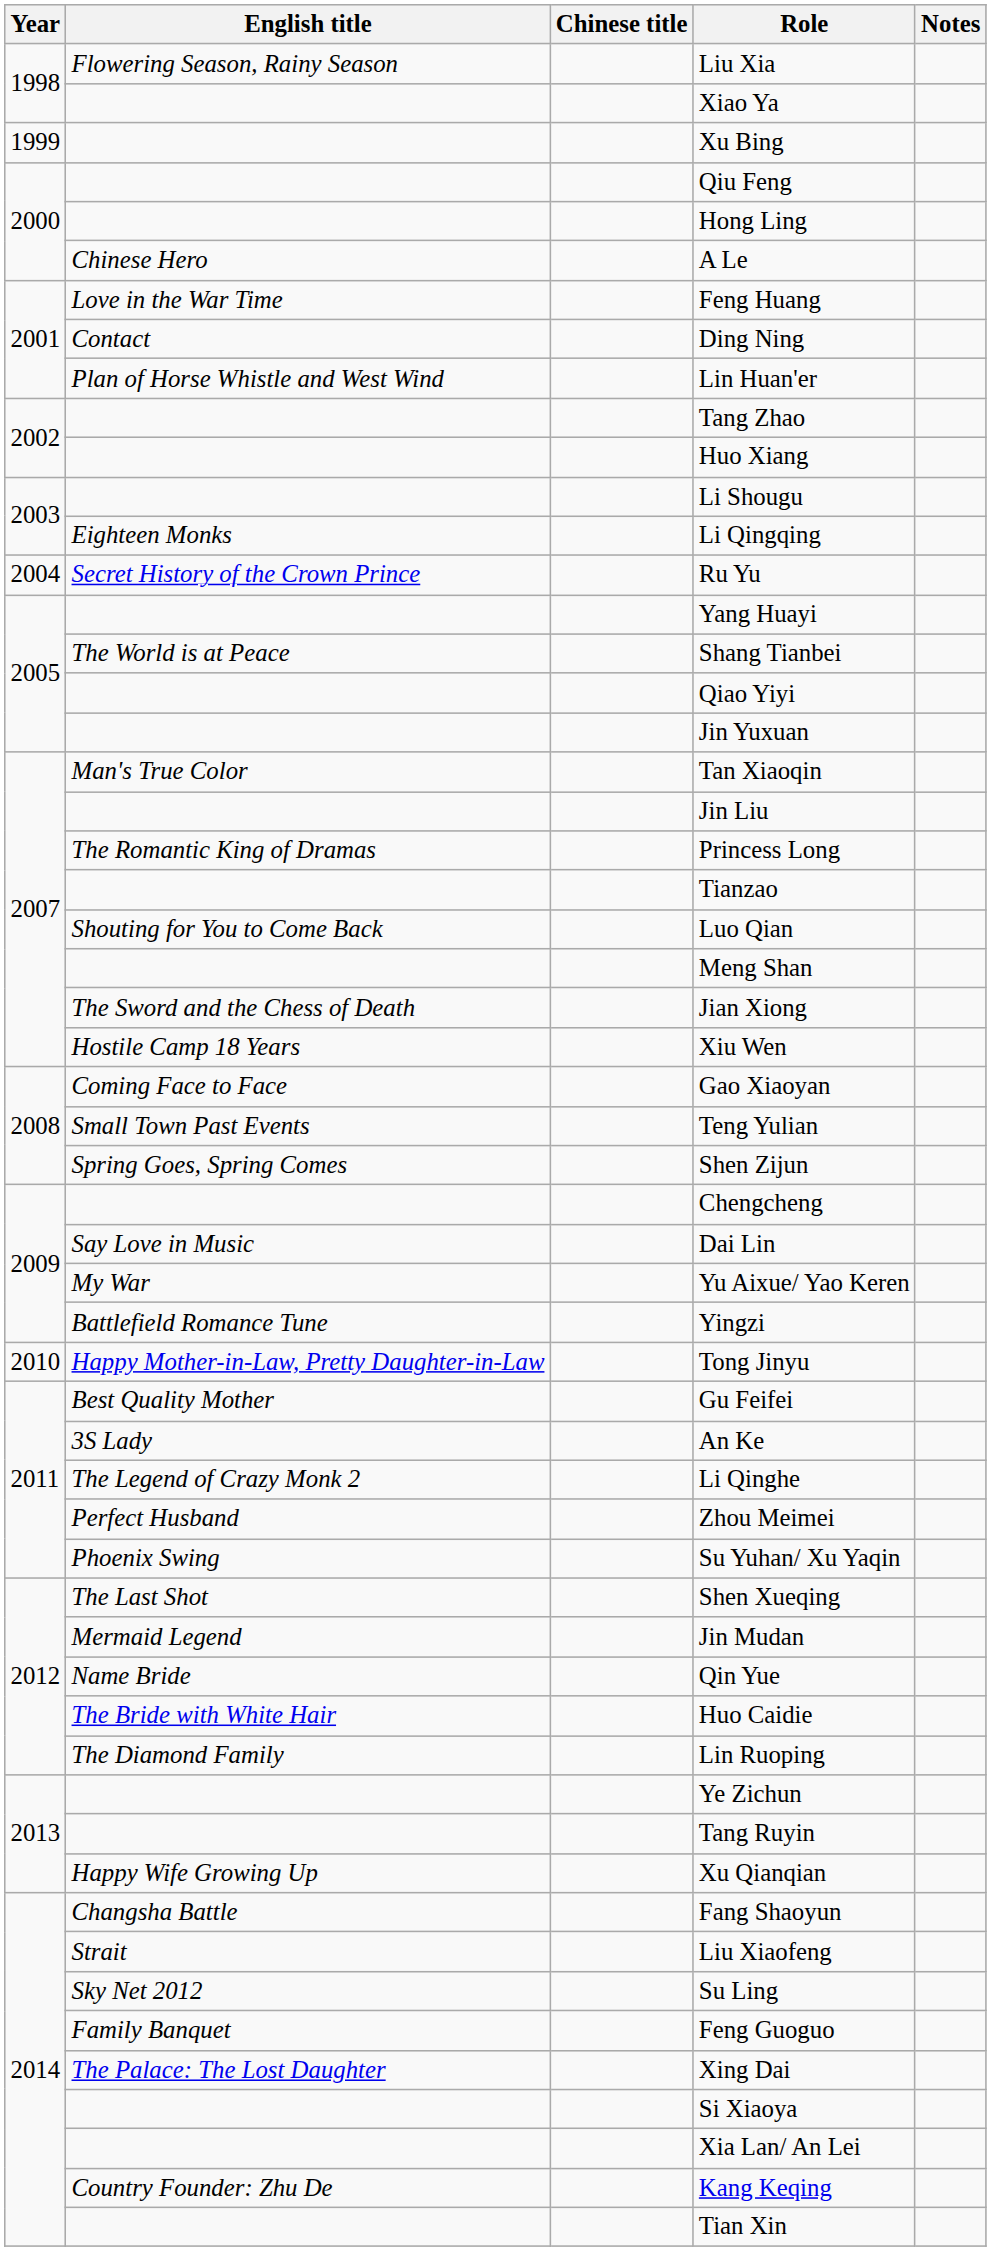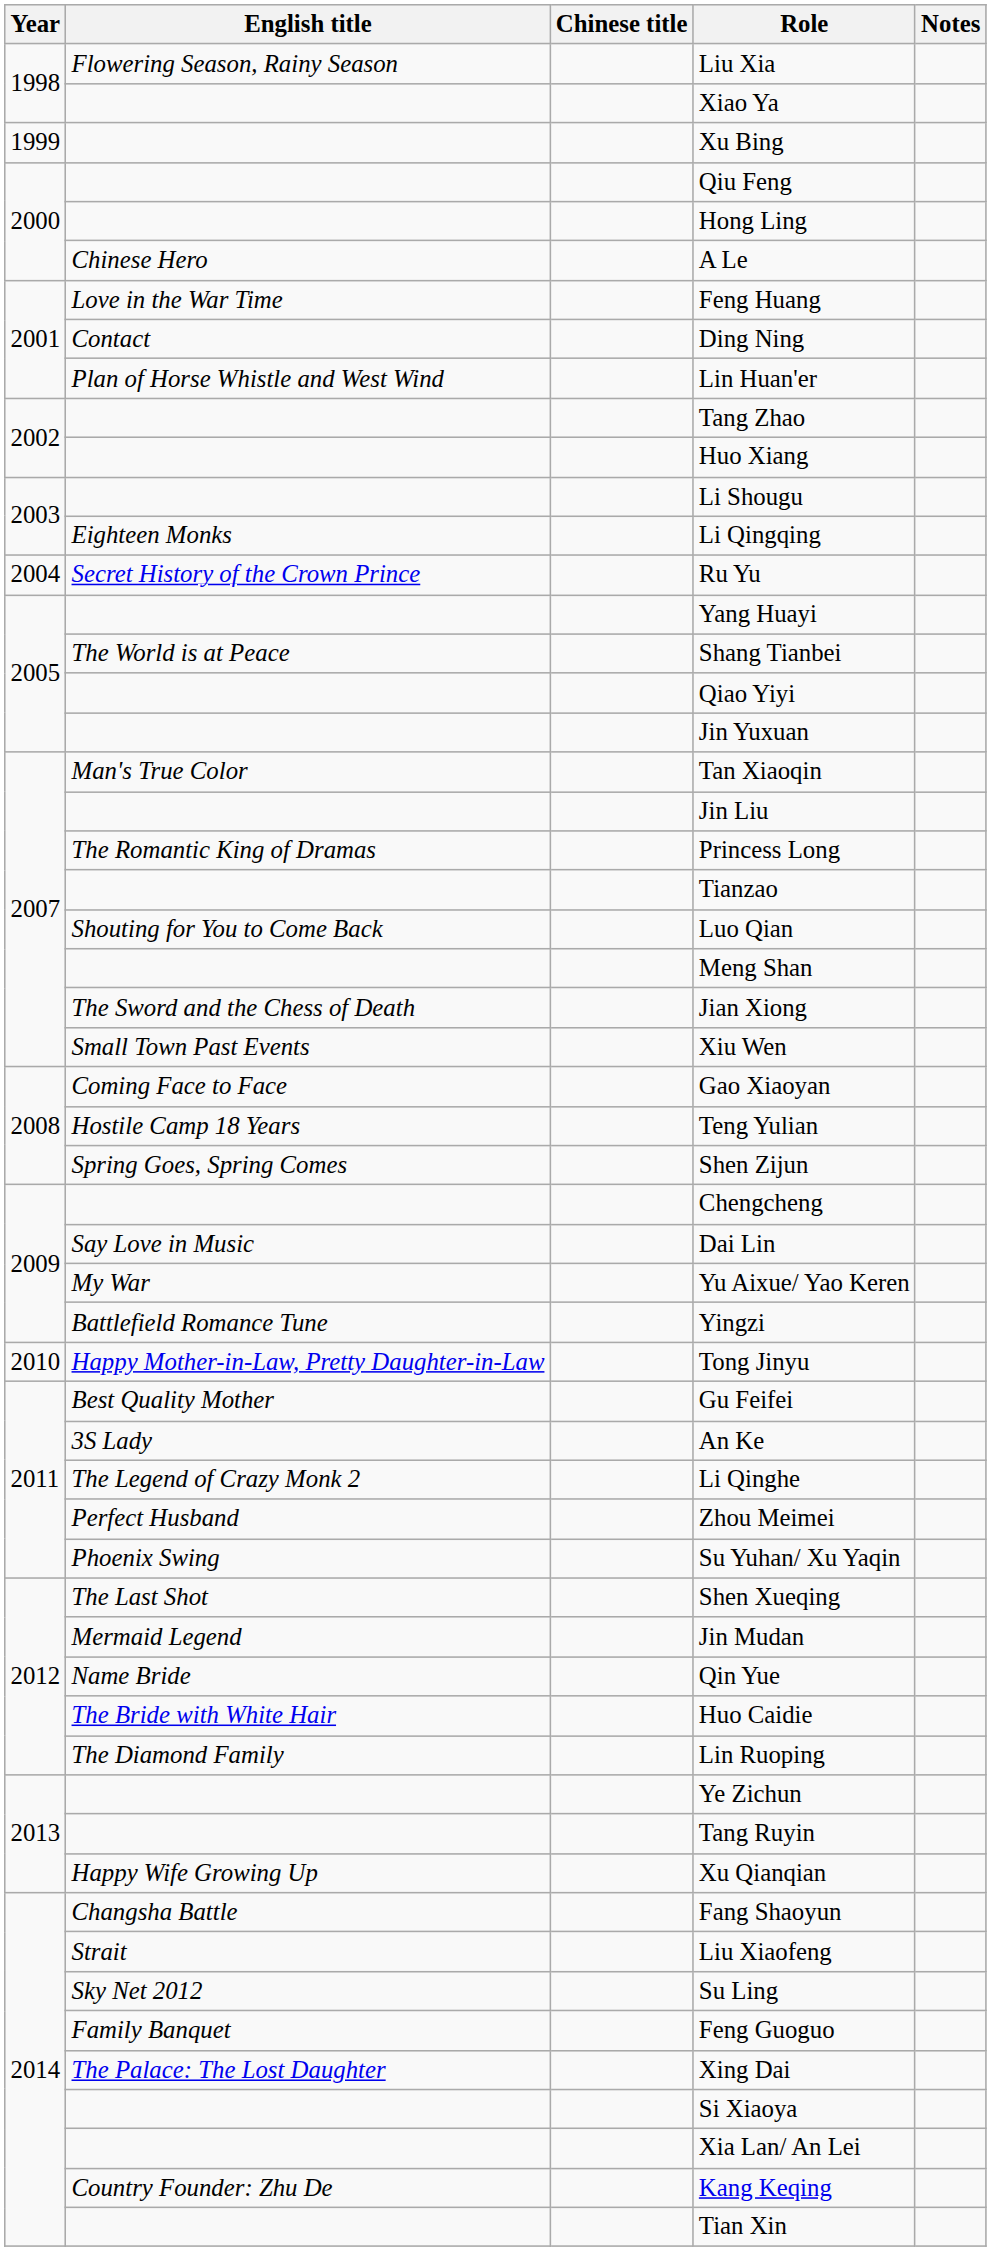(186, 1046) Hostile Camp 18 Years -> (191, 1046) Small Town Past Events
(191, 1125) Small Town Past Events -> (186, 1125) Hostile Camp 18 Years
